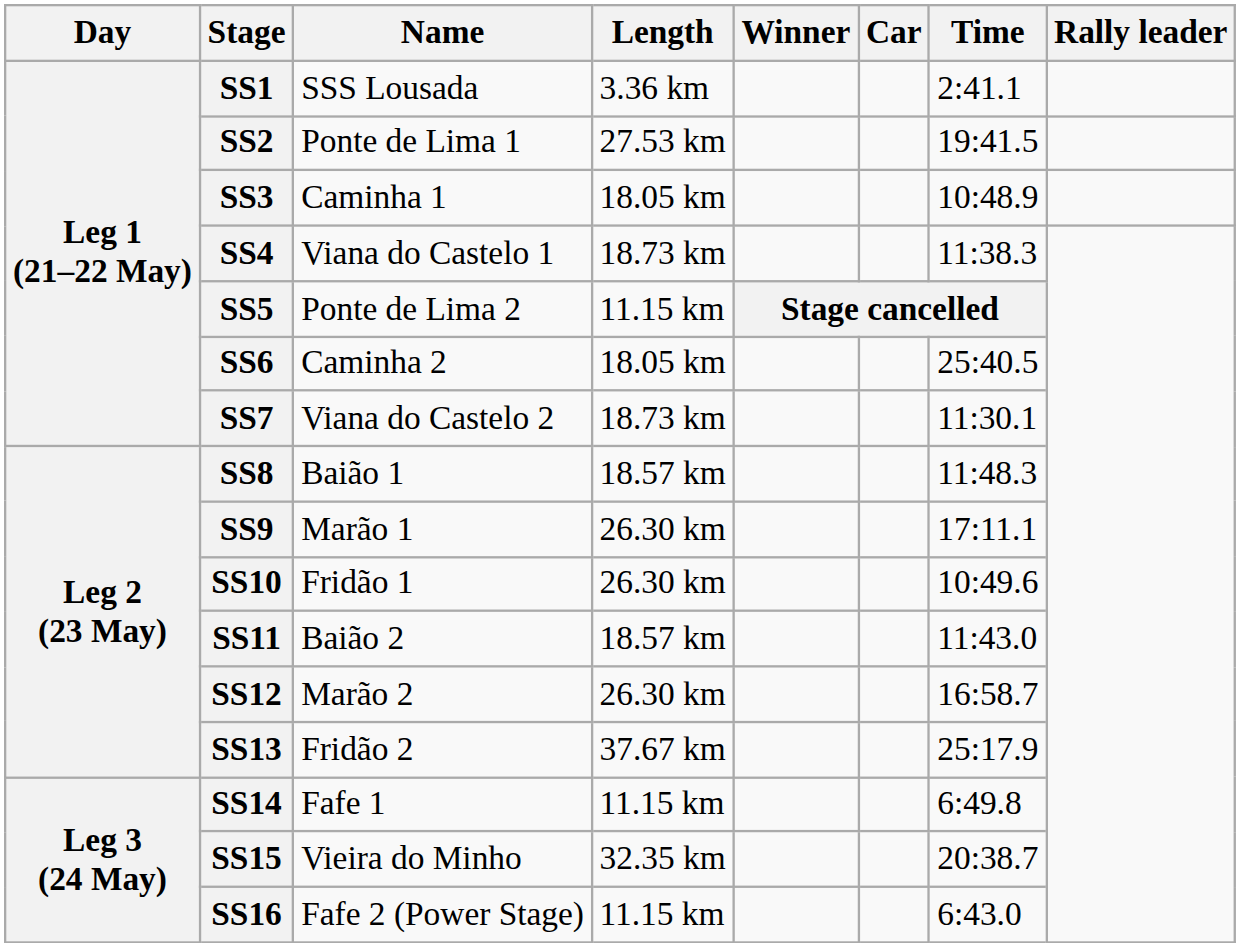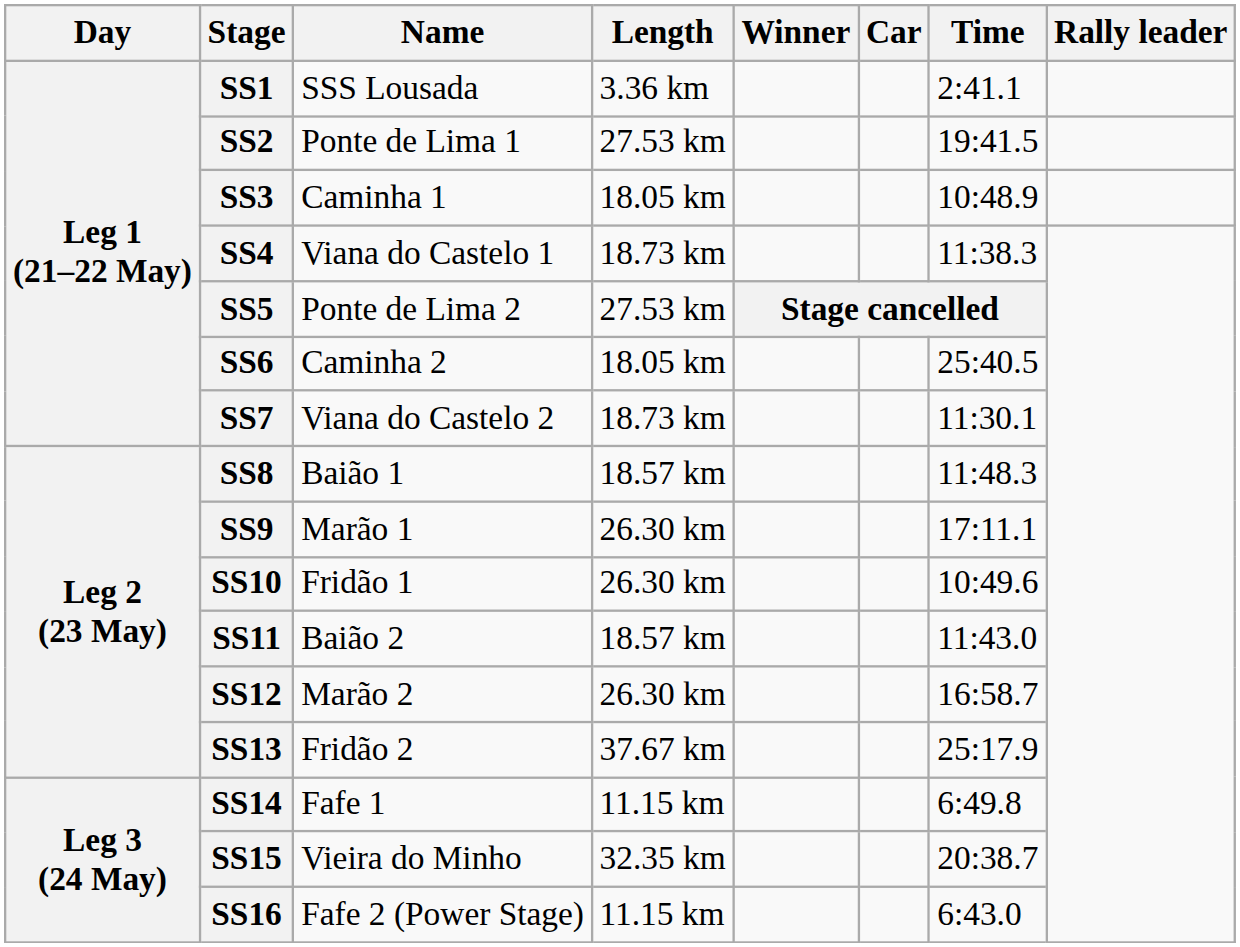(662, 307) 11.15 km -> (663, 307) 27.53 km
